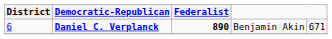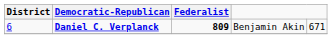(221, 27) 890 -> (221, 27) 809
